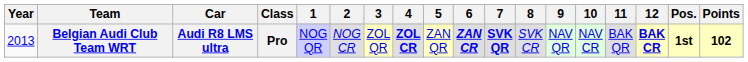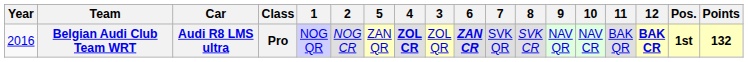columns swapped: (378, 14) <-> (439, 14)
(21, 41) 2013 -> (21, 41) 2016
(500, 41) bold -> (500, 41) normal
(721, 41) 102 -> (721, 41) 132
